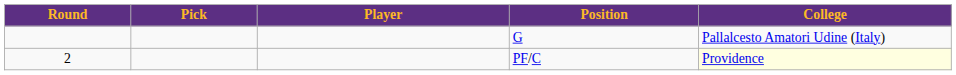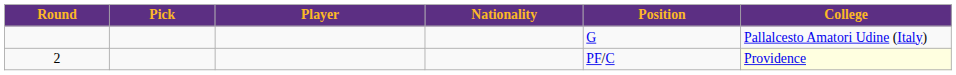+ column: (504, 15)
